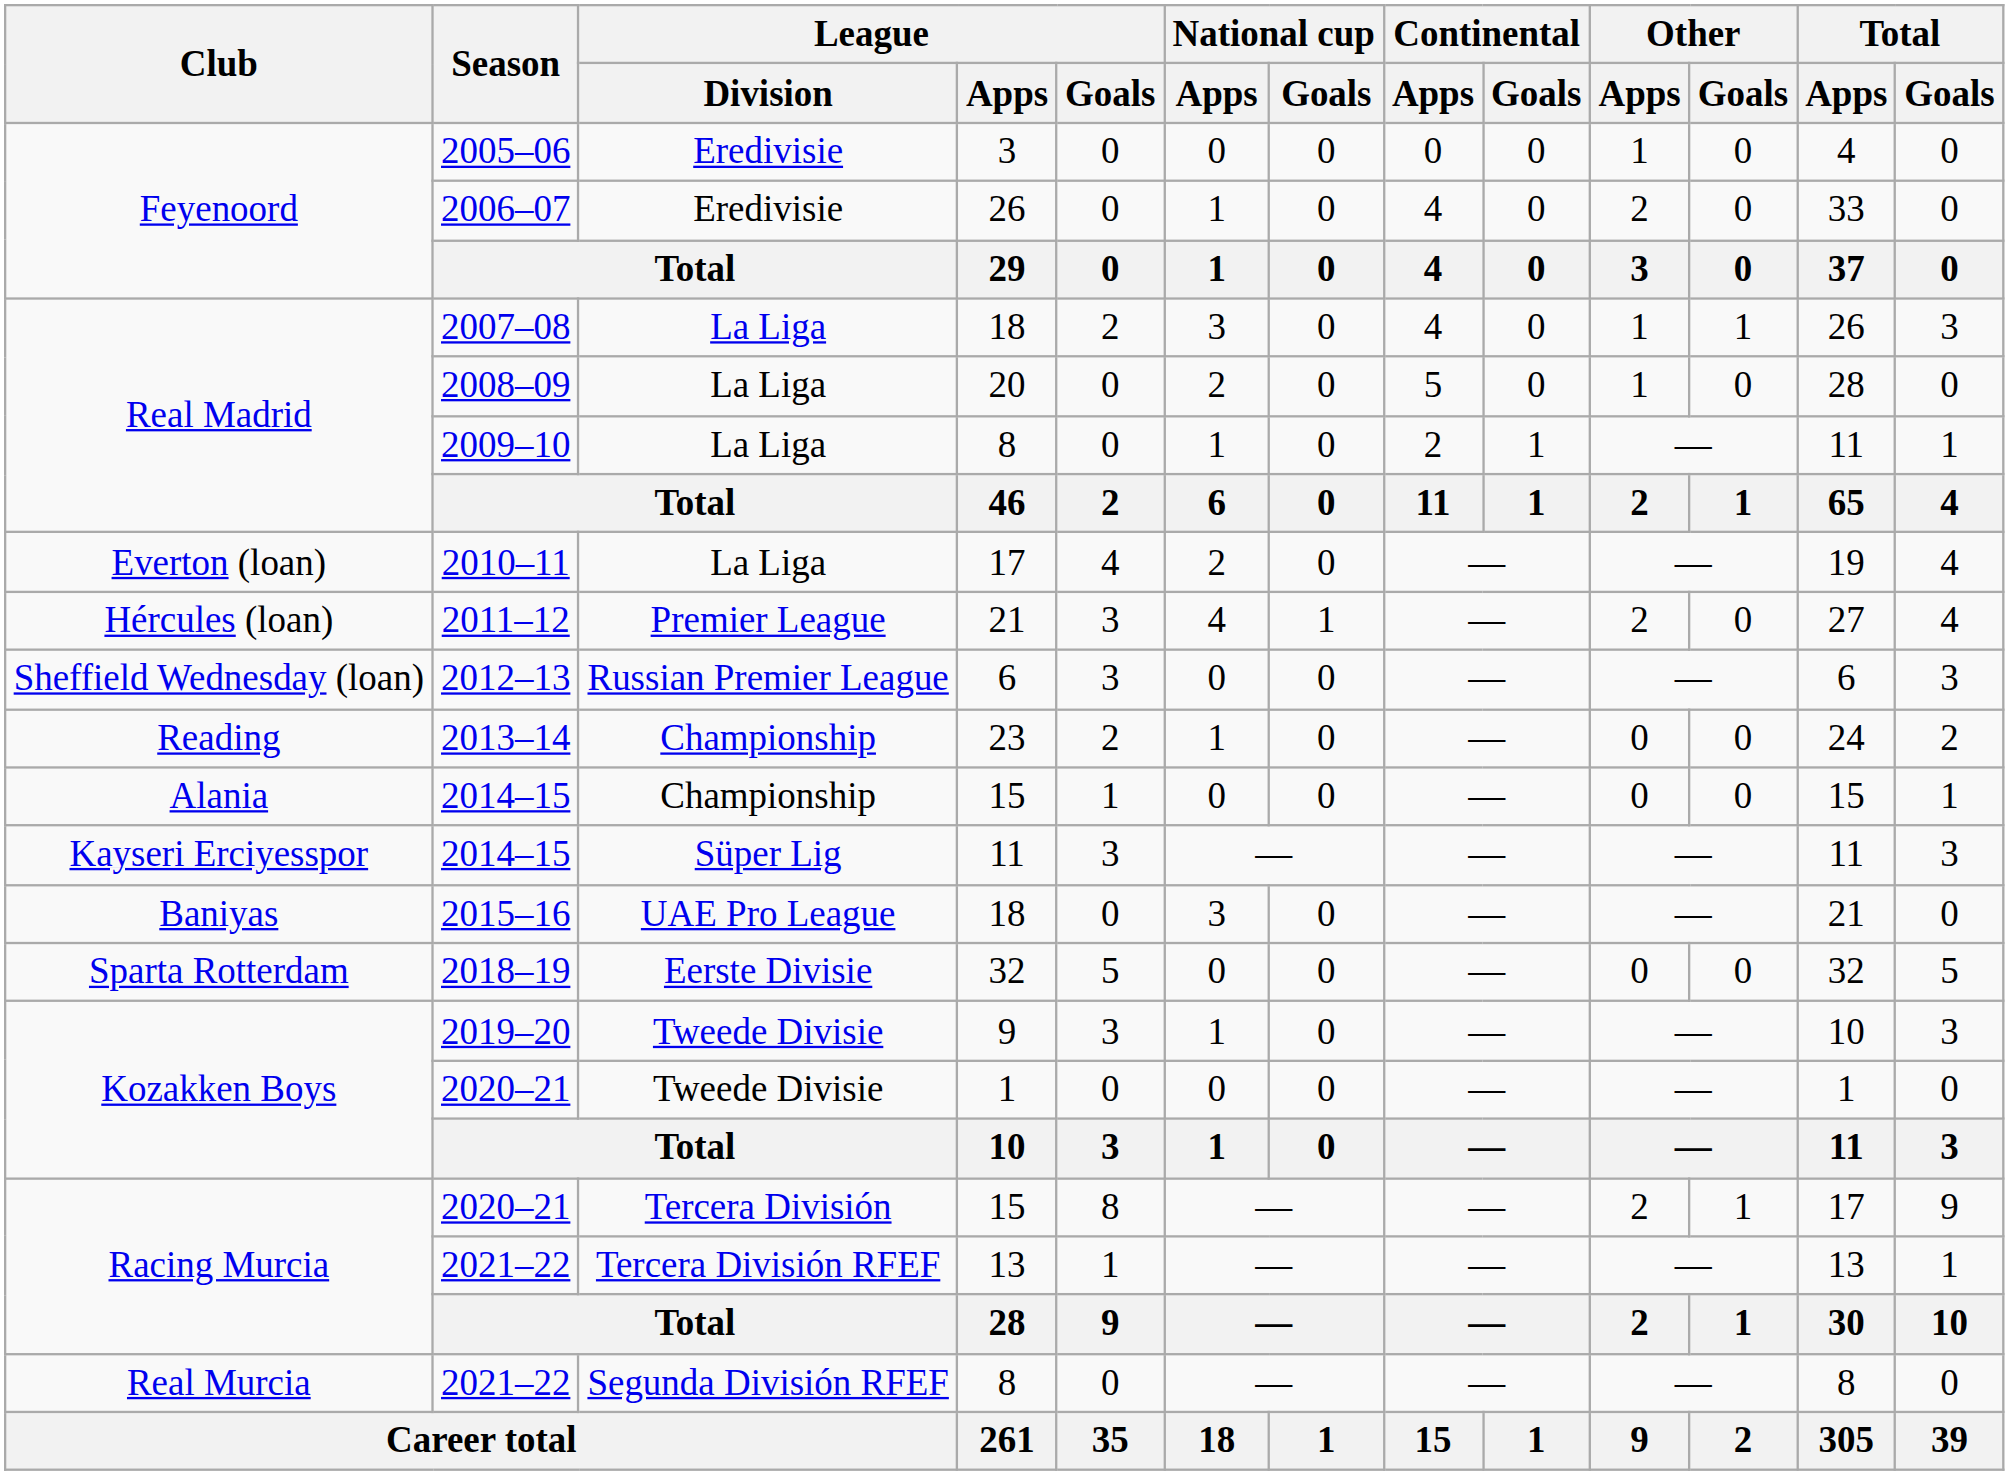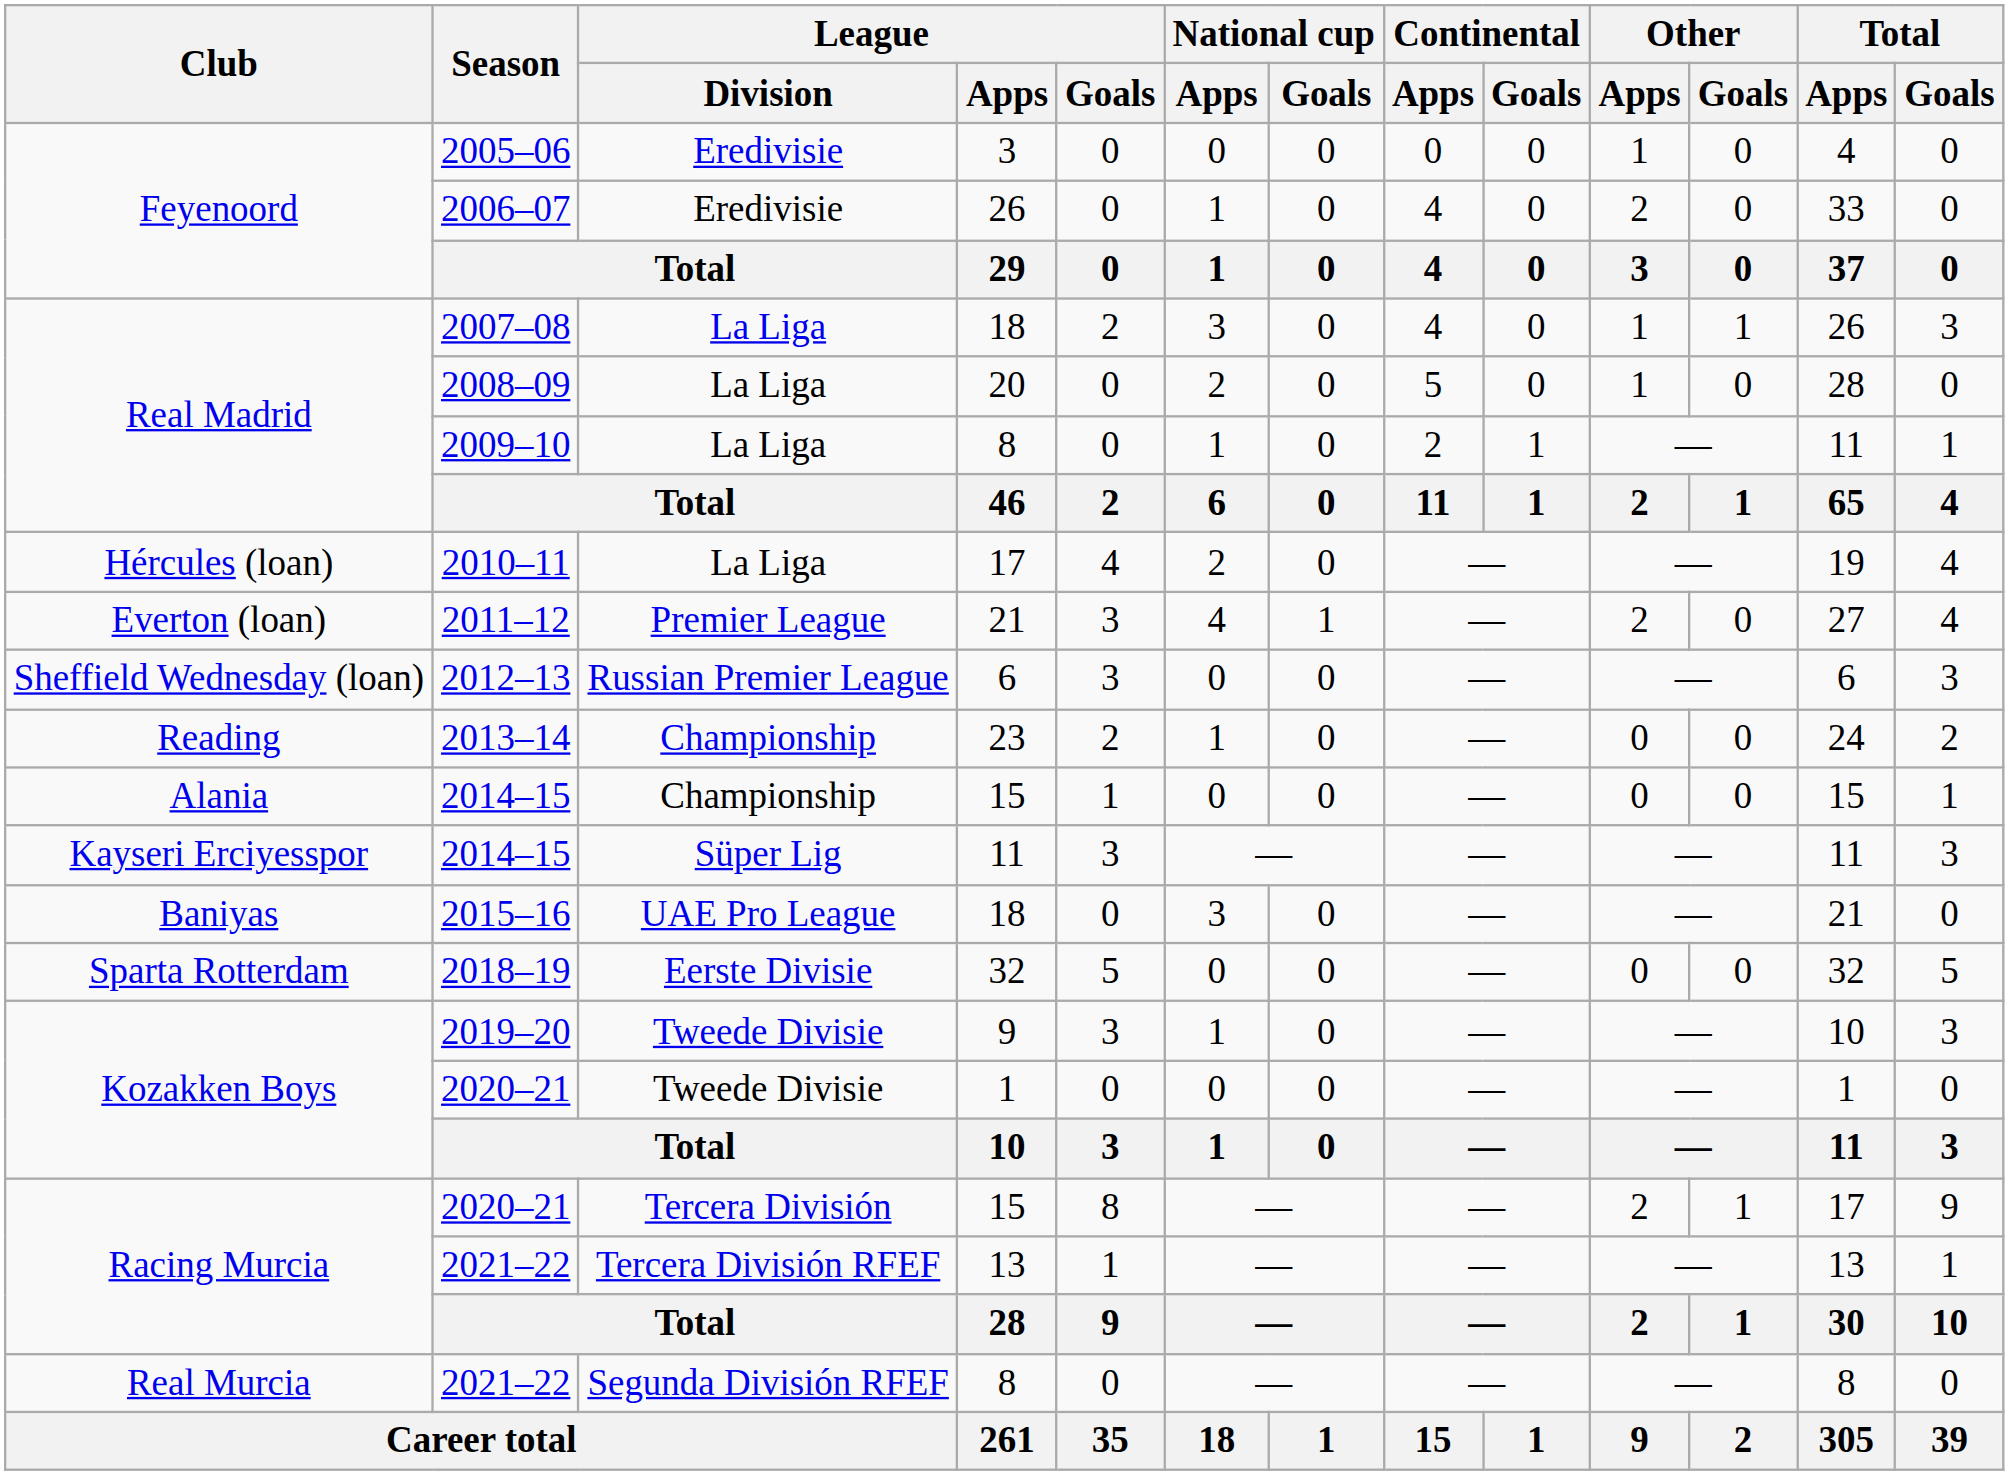(219, 561) Everton (loan) -> (219, 561) Hércules (loan)
(219, 619) Hércules (loan) -> (219, 619) Everton (loan)
